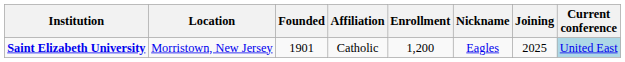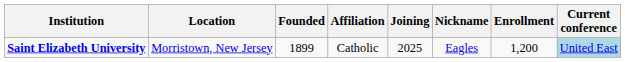columns swapped: (420, 21) <-> (535, 21)
(302, 47) 1901 -> (302, 47) 1899
